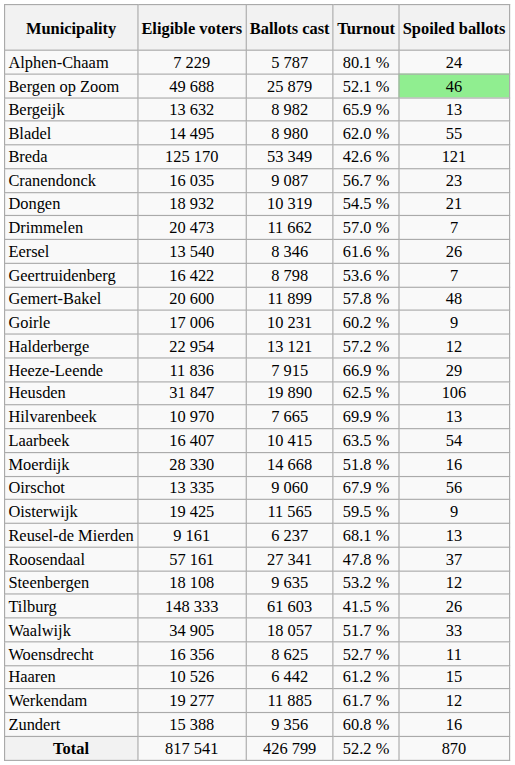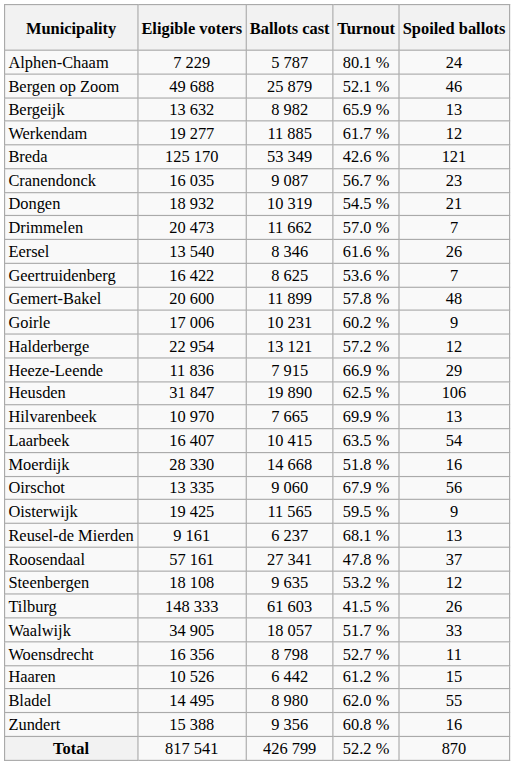(454, 86) lightgreen background -> (454, 86) no background
rows swapped: (30, 133) <-> (48, 701)
(290, 275) 8 798 -> (290, 275) 8 625
(290, 654) 8 625 -> (290, 654) 8 798
